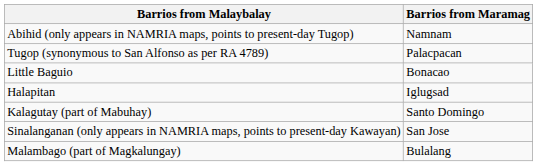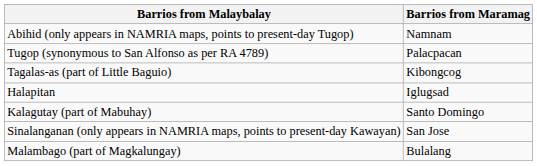+ row: (89, 72)
- row: (40, 72)
